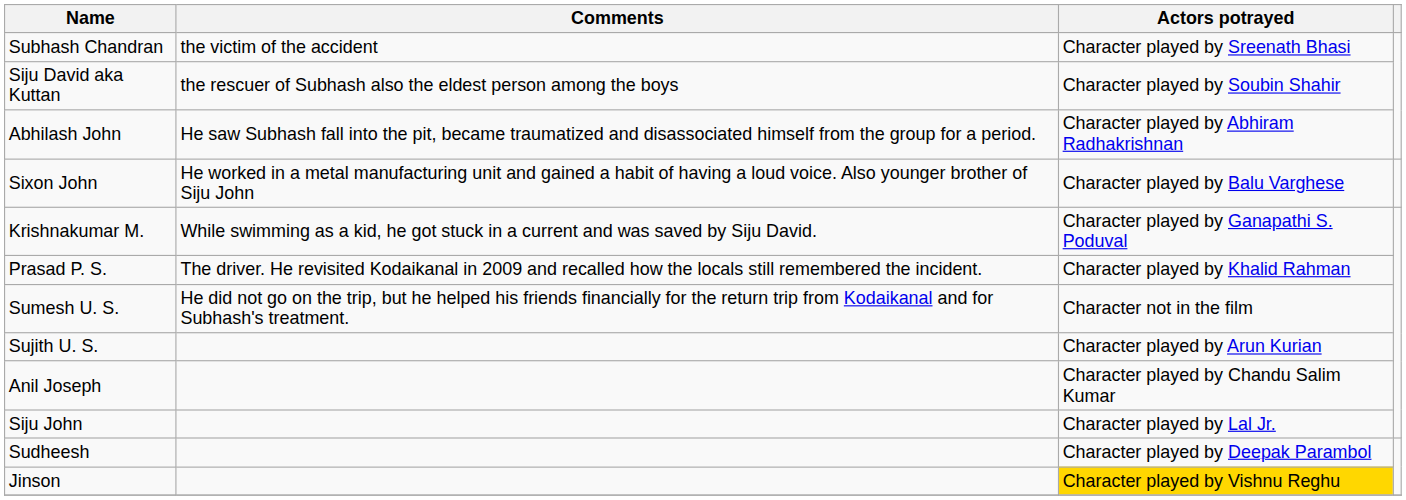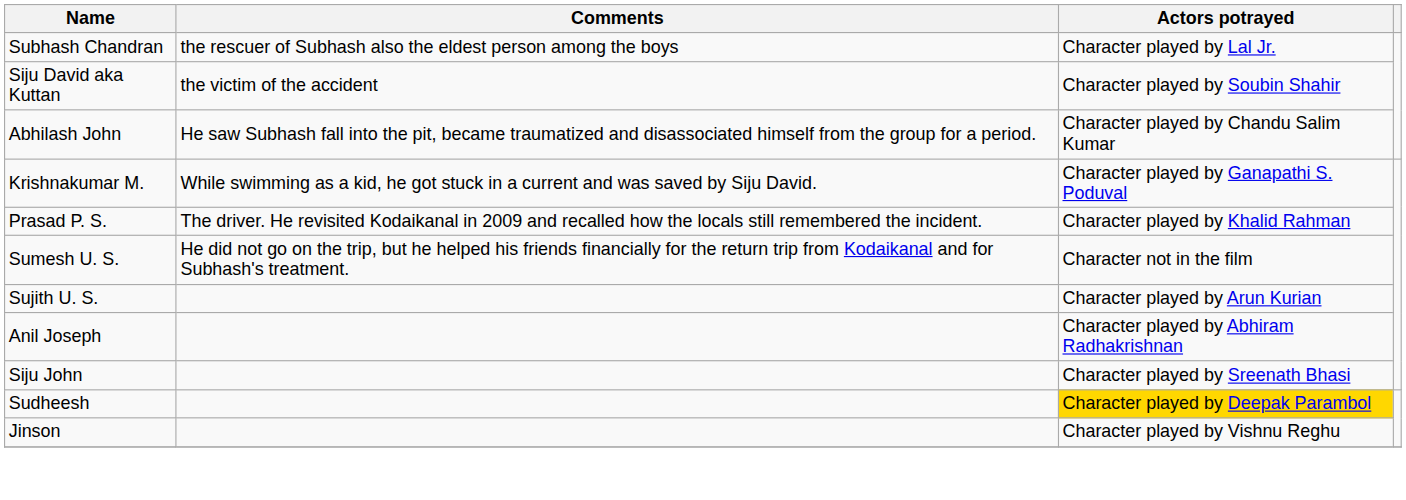(279, 47) the victim of the accident -> (430, 47) the rescuer of Subhash also the eldest person among the boys
(1207, 47) Character played by Sreenath Bhasi -> (1169, 47) Character played by Lal Jr.
(429, 85) the rescuer of Subhash also the eldest person among the boys -> (279, 85) the victim of the accident
(1178, 134) Character played by Abhiram Radhakrishnan -> (1201, 134) Character played by Chandu Salim Kumar
- row: (53, 182)
(1202, 385) Character played by Chandu Salim Kumar -> (1178, 336) Character played by Abhiram Radhakrishnan
(1169, 423) Character played by Lal Jr. -> (1206, 375) Character played by Sreenath Bhasi
(1217, 452) no background -> (1217, 403) gold background
(1201, 480) gold background -> (1201, 432) no background
